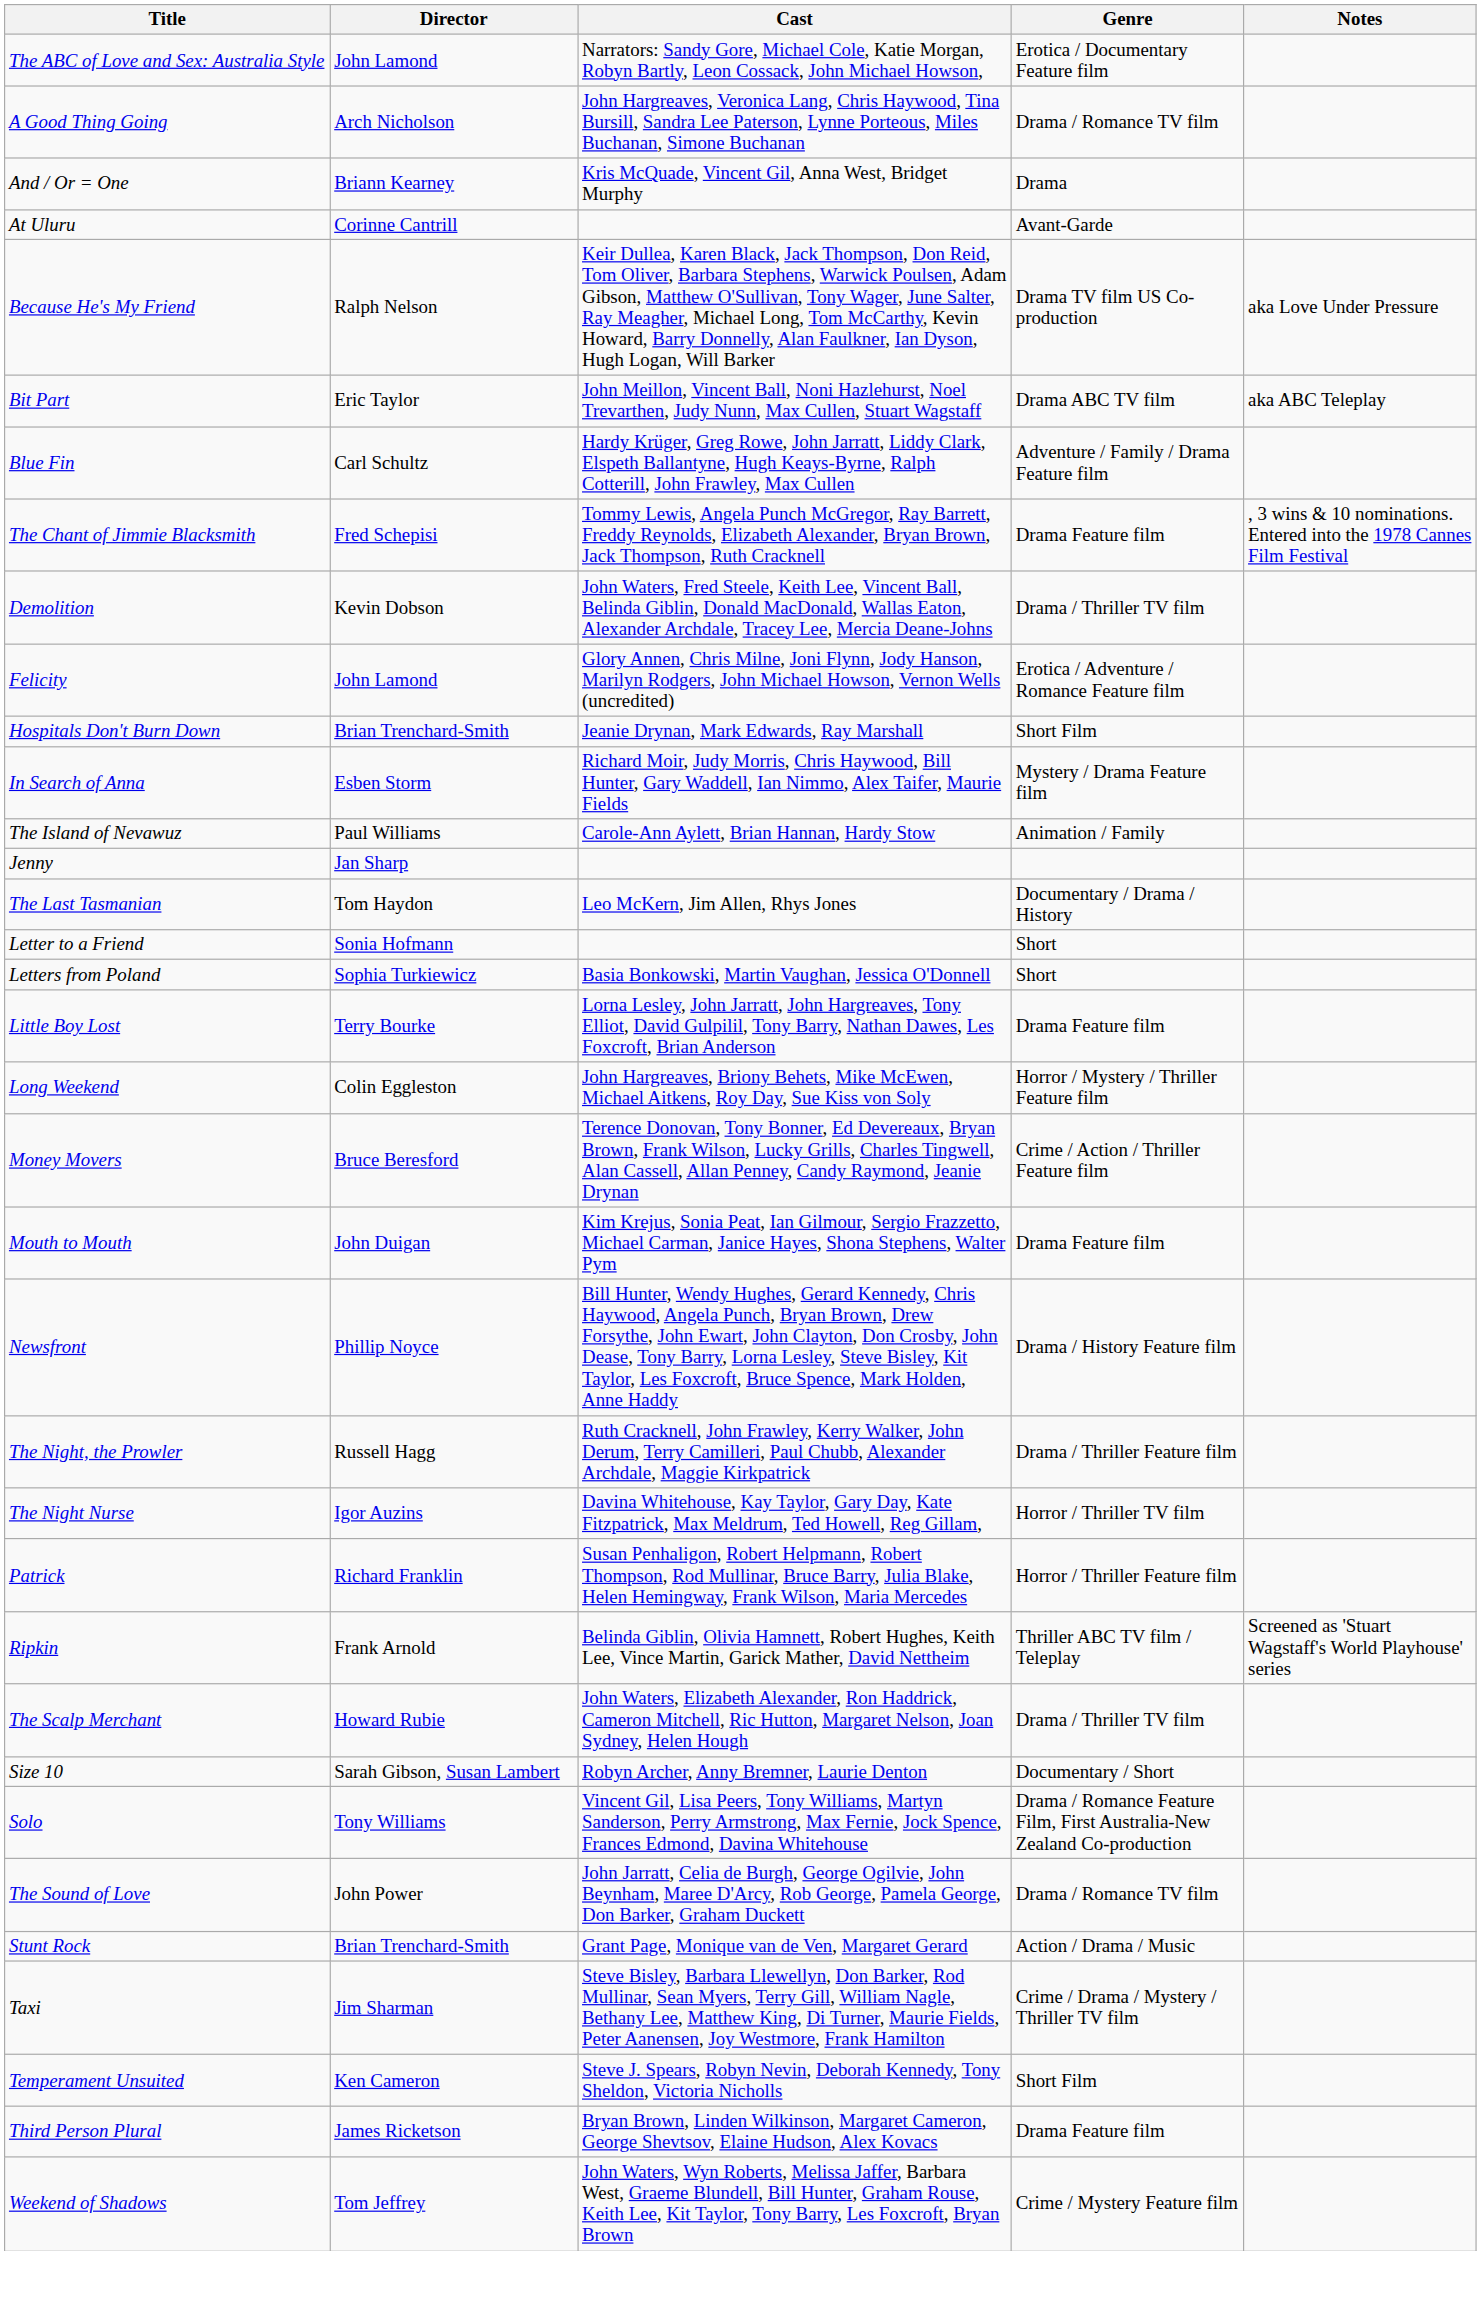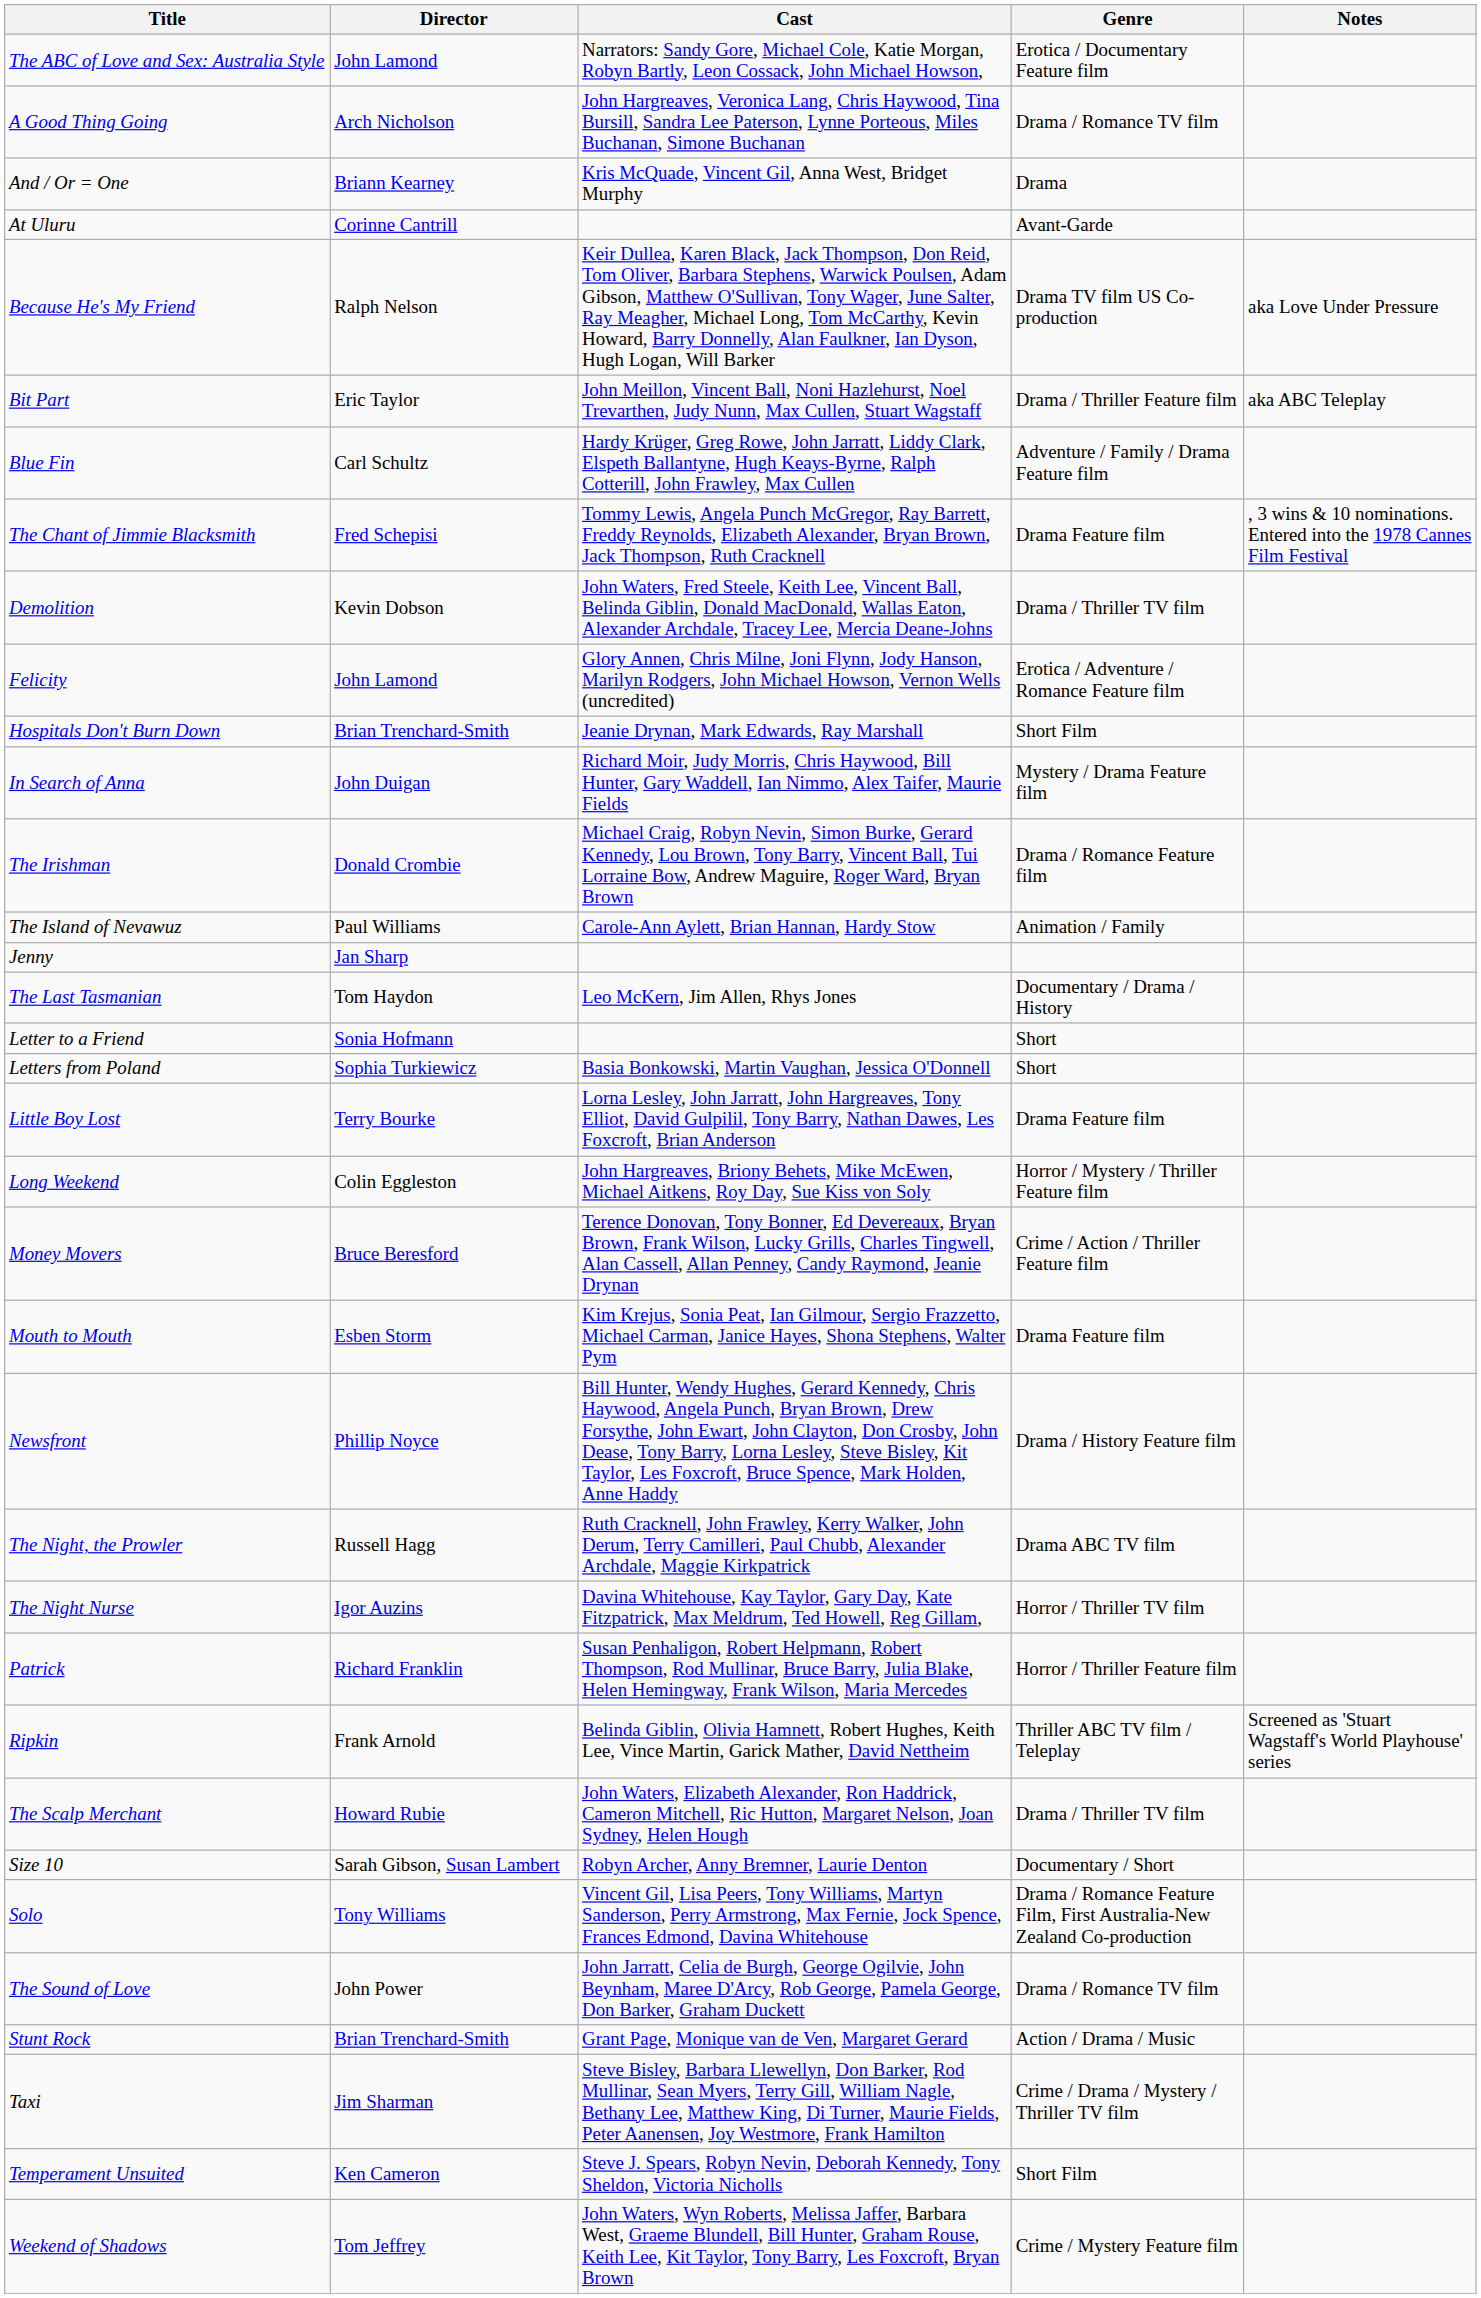(1095, 400) Drama ABC TV film -> (1126, 400) Drama / Thriller Feature film
(383, 782) Esben Storm -> (382, 782) John Duigan
+ row: (60, 865)
(382, 1242) John Duigan -> (383, 1336) Esben Storm
(1126, 1451) Drama / Thriller Feature film -> (1095, 1545) Drama ABC TV film
- row: (85, 2131)
